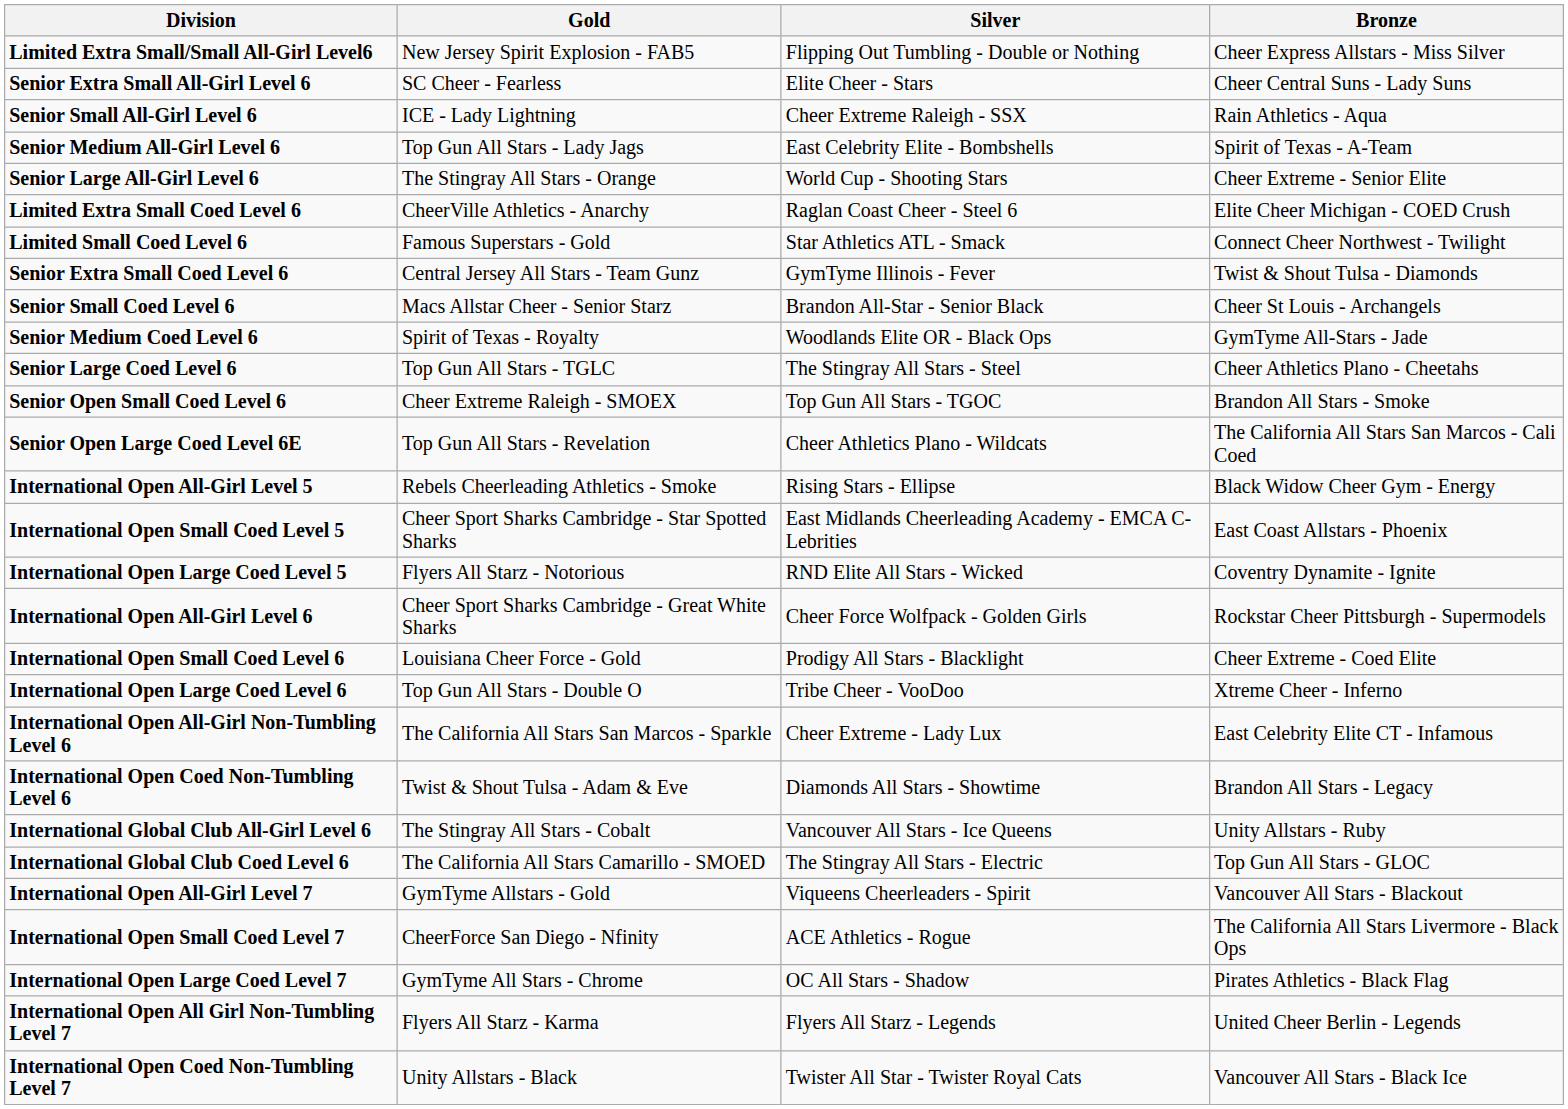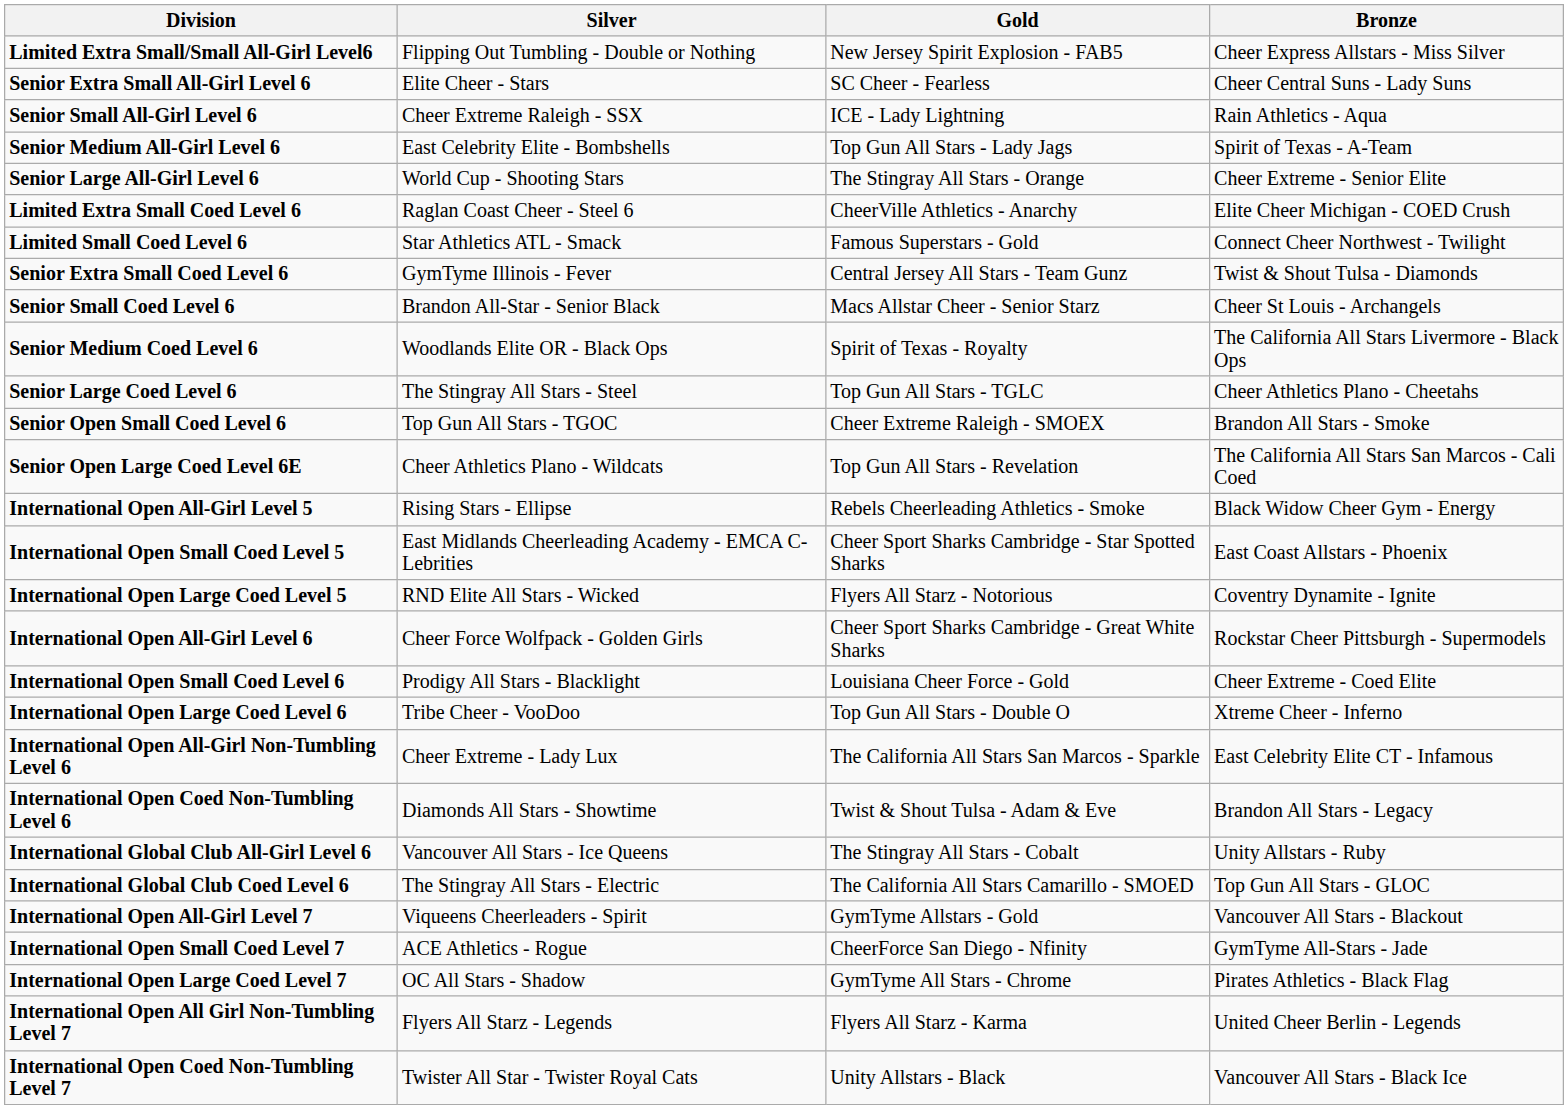columns swapped: (589, 20) <-> (995, 20)
(1321, 337) GymTyme All-Stars - Jade -> (1386, 348) The California All Stars Livermore - Black Ops
(1386, 937) The California All Stars Livermore - Black Ops -> (1321, 948) GymTyme All-Stars - Jade
